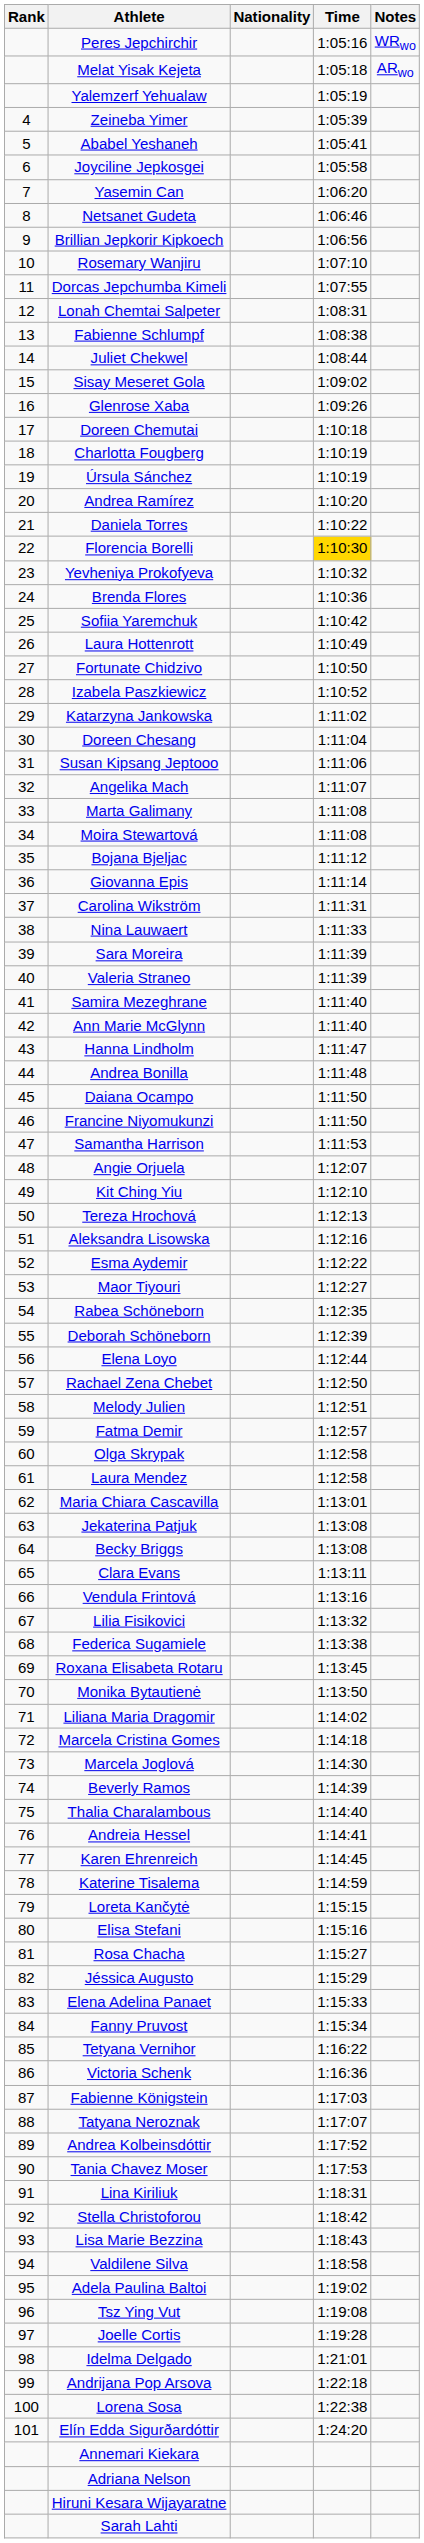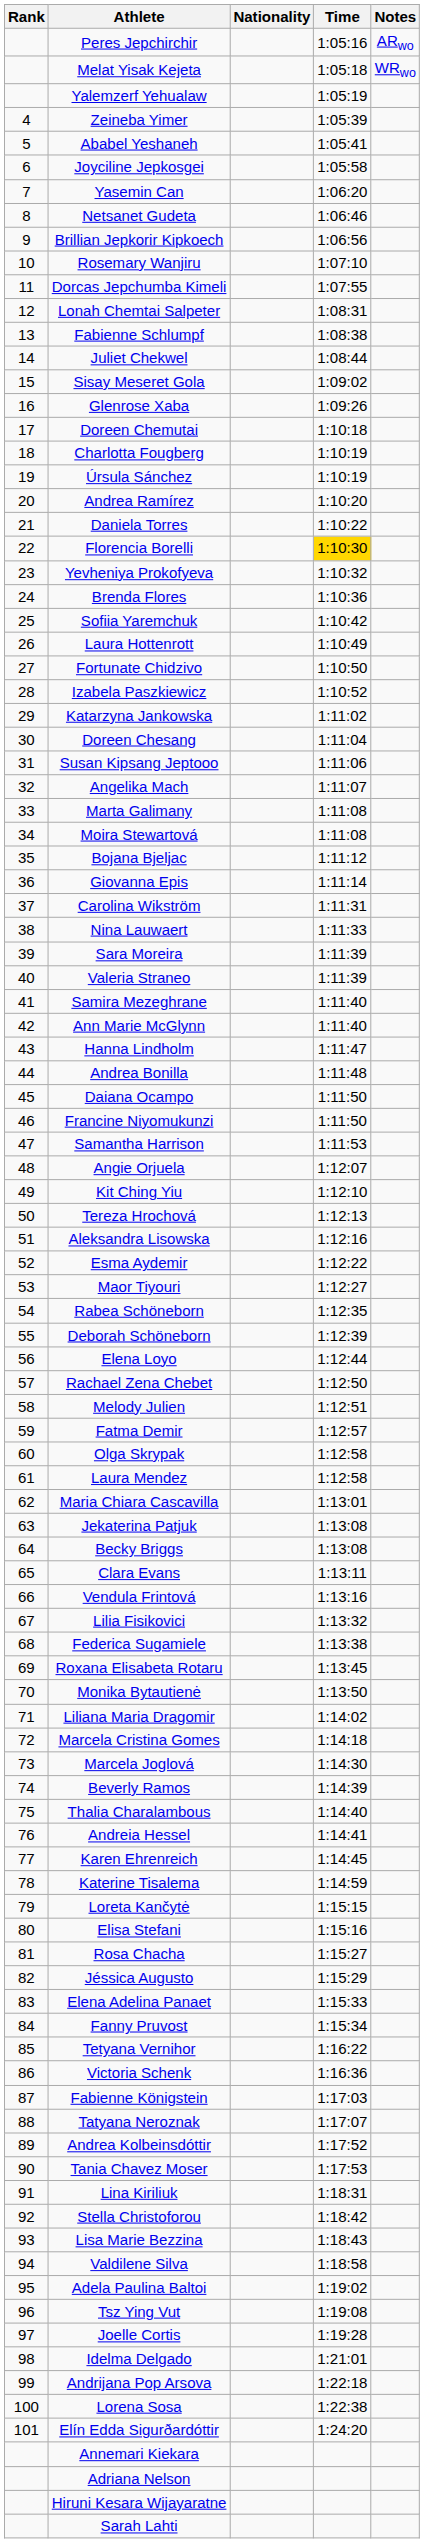(395, 42) WRwo -> (395, 42) ARwo
(395, 70) ARwo -> (395, 70) WRwo
